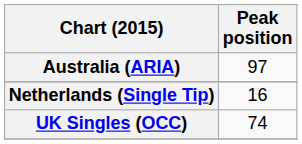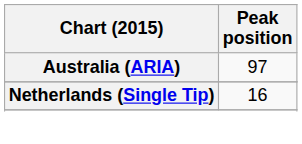- row: (112, 124)
